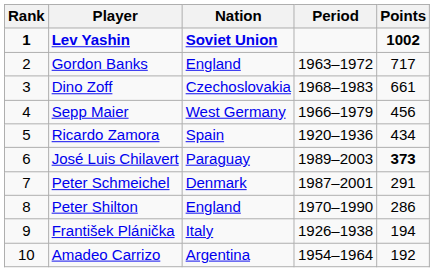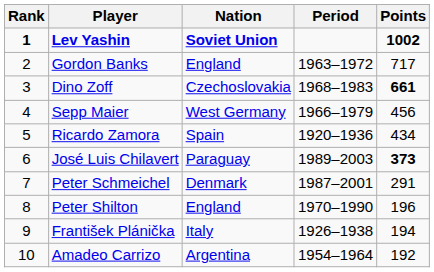(403, 87) normal -> (403, 87) bold
(403, 207) 286 -> (403, 207) 196
